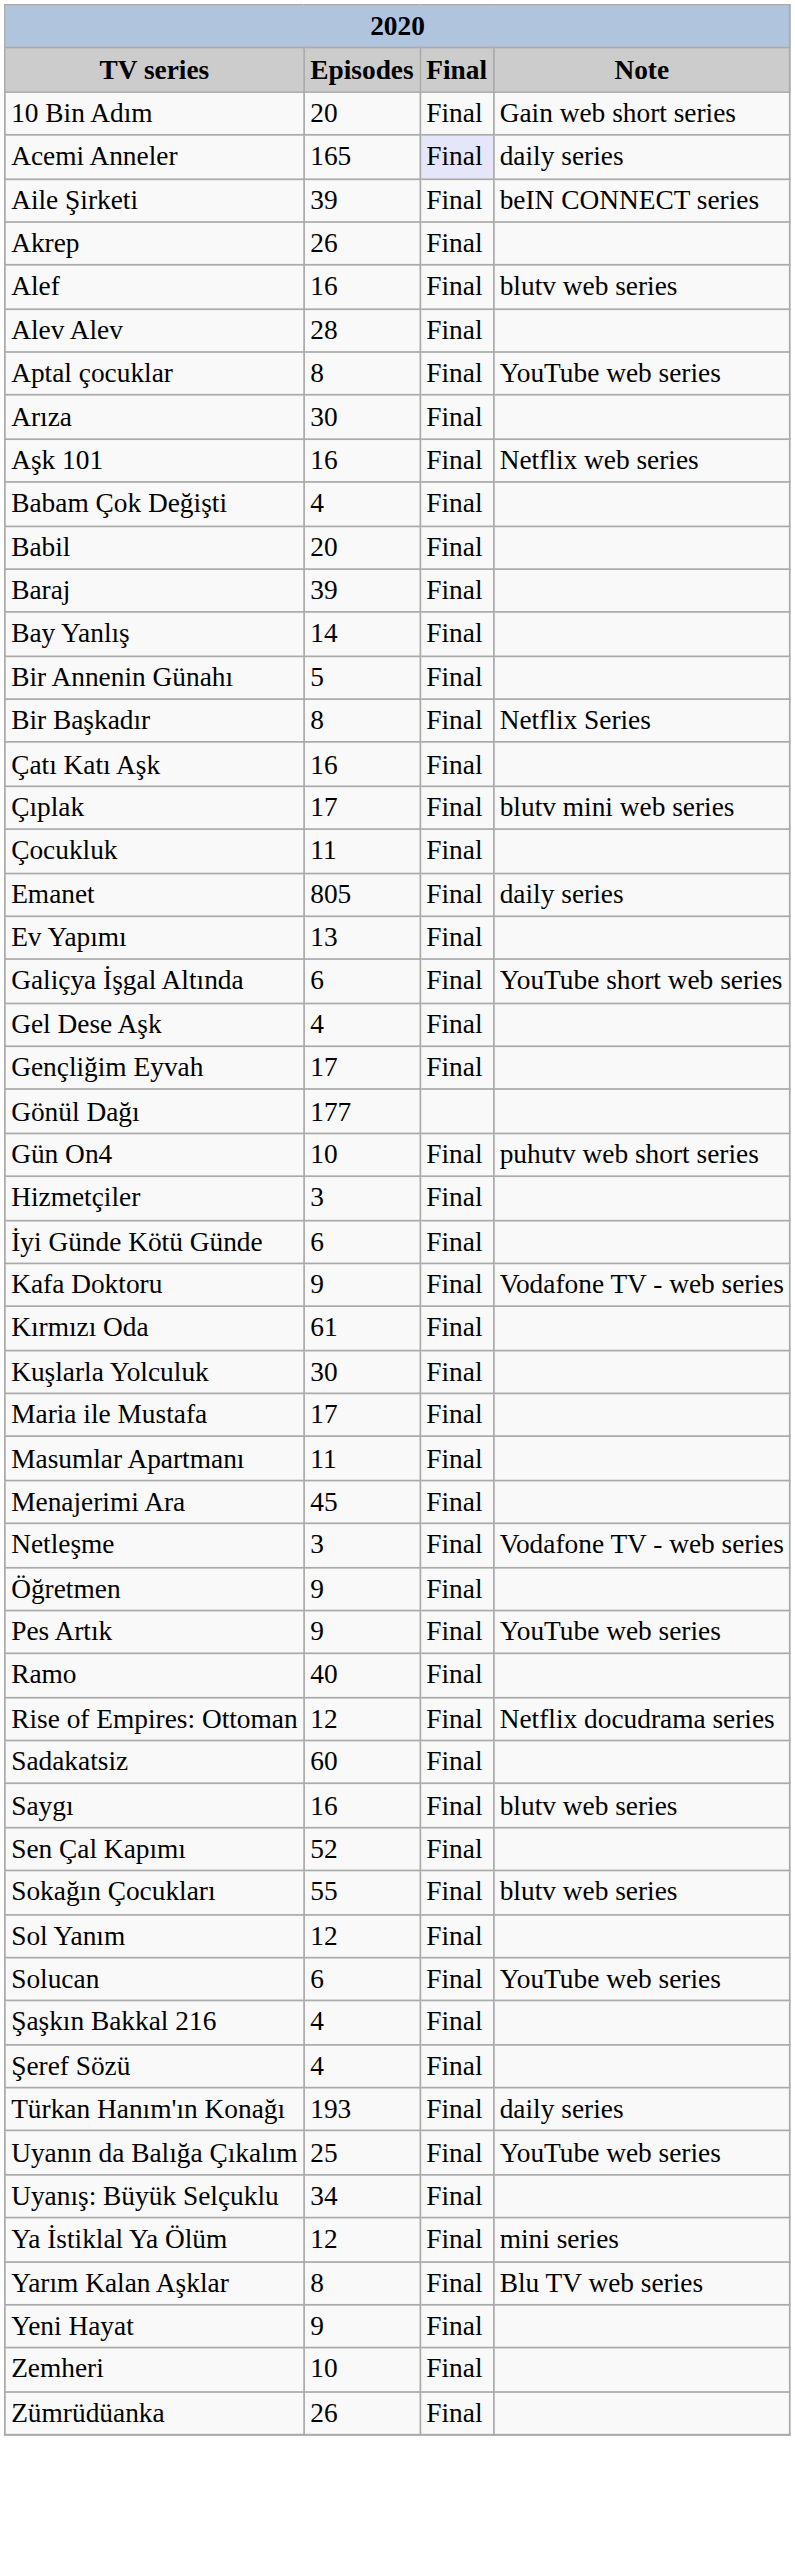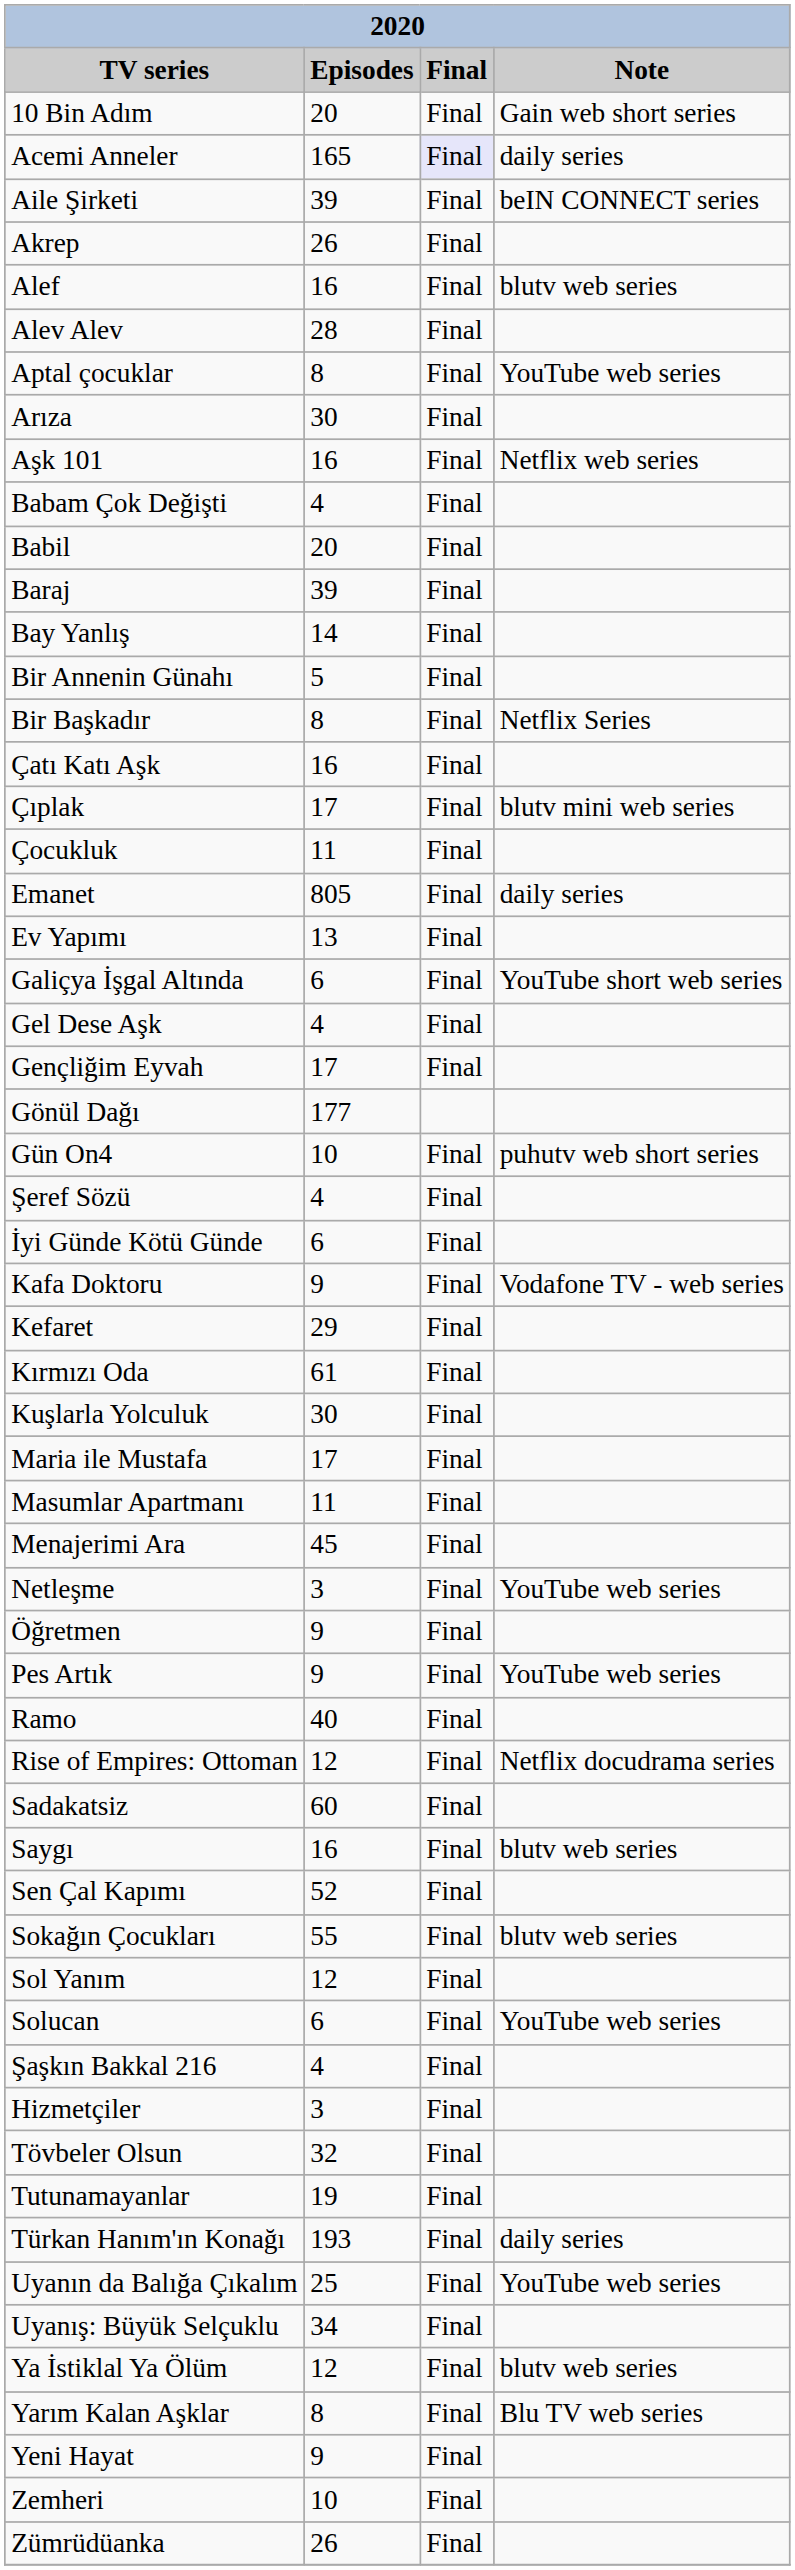rows swapped: (76, 1197) <-> (71, 2065)
+ row: (52, 1327)
(642, 1544) Vodafone TV - web series -> (610, 1588) YouTube web series
+ row: (97, 2152)
+ row: (100, 2195)
(559, 2239) mini series -> (589, 2369) blutv web series
